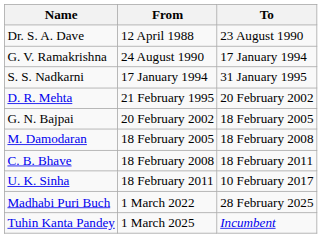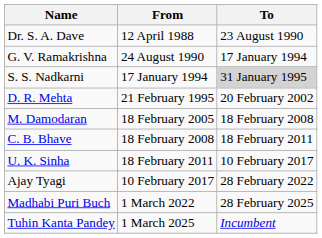(264, 77) no background -> (264, 77) lightgrey background
- row: (41, 118)
+ row: (37, 181)
